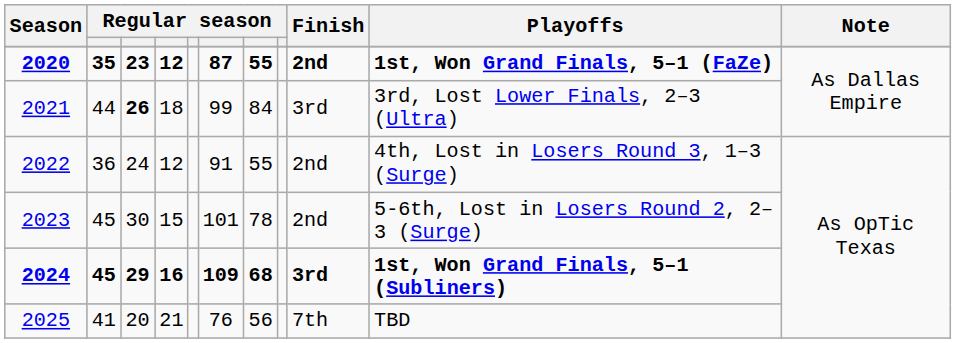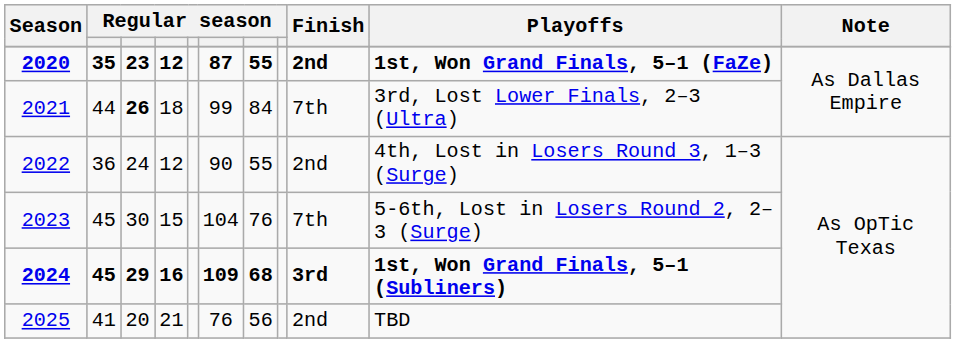(310, 108) 3rd -> (310, 108) 7th
(221, 164) 91 -> (221, 164) 90
(221, 220) 101 -> (221, 220) 104
(261, 220) 78 -> (261, 220) 76
(310, 220) 2nd -> (310, 220) 7th
(310, 321) 7th -> (310, 321) 2nd
